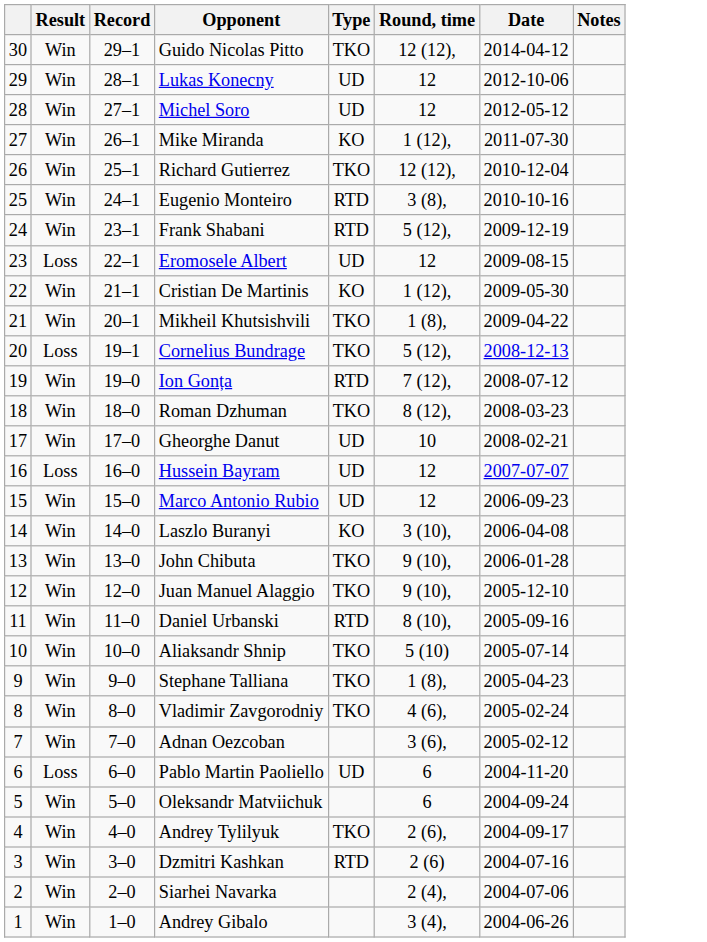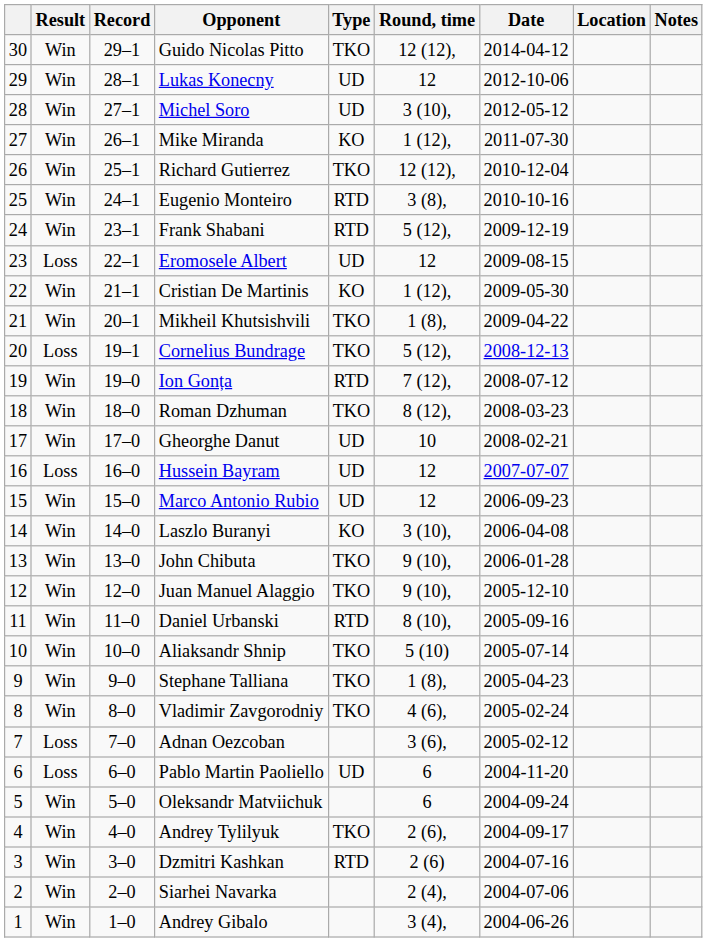+ column: (612, 19)
(427, 109) 12 -> (427, 109) 3 (10),
(60, 741) Win -> (60, 741) Loss
